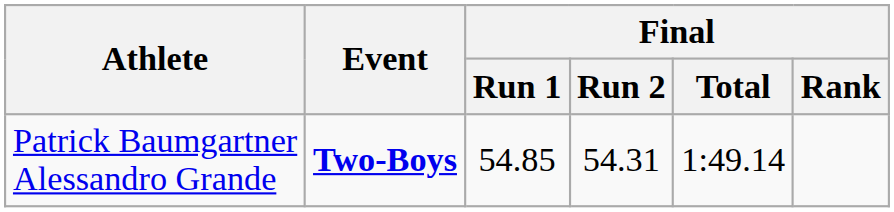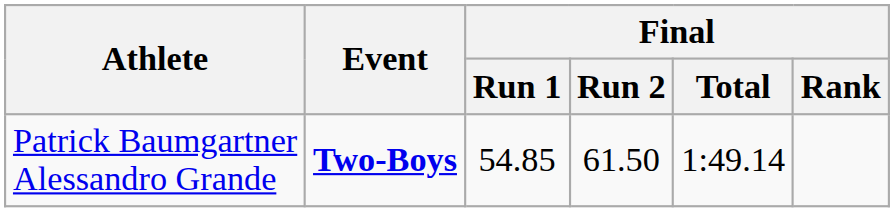(621, 159) 54.31 -> (621, 159) 61.50
